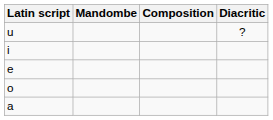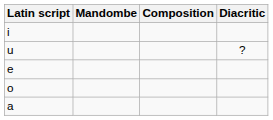rows swapped: (8, 50) <-> (10, 32)
